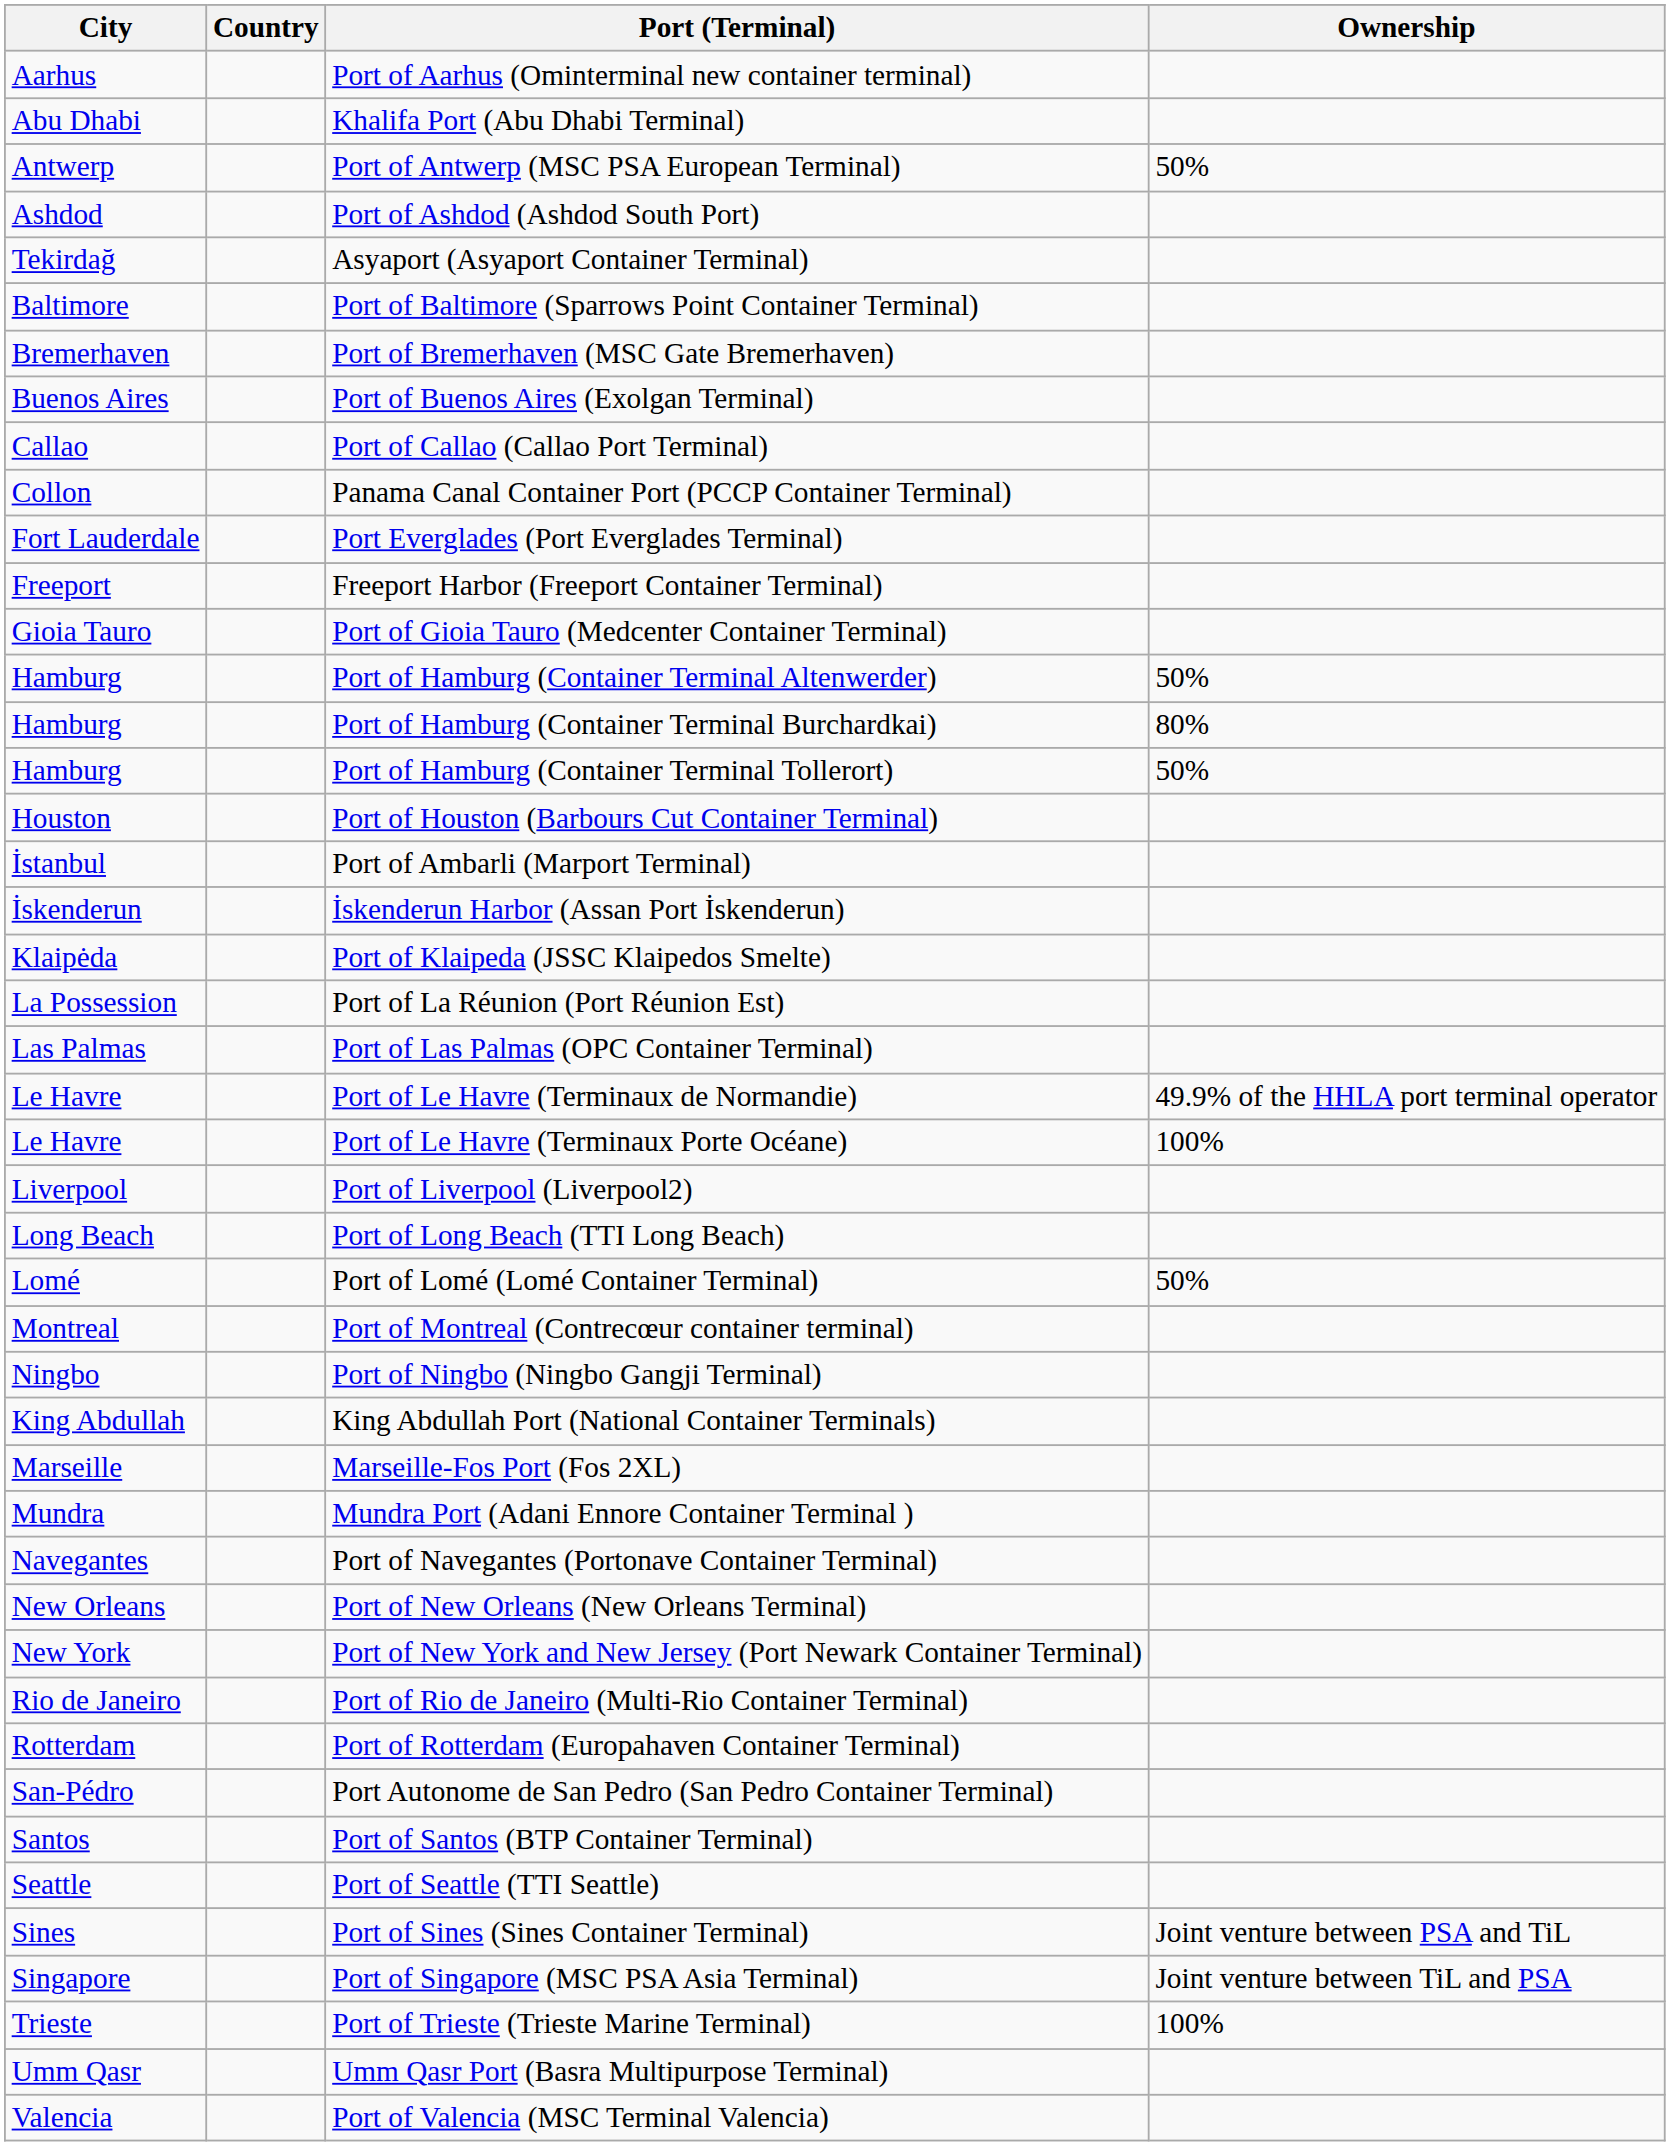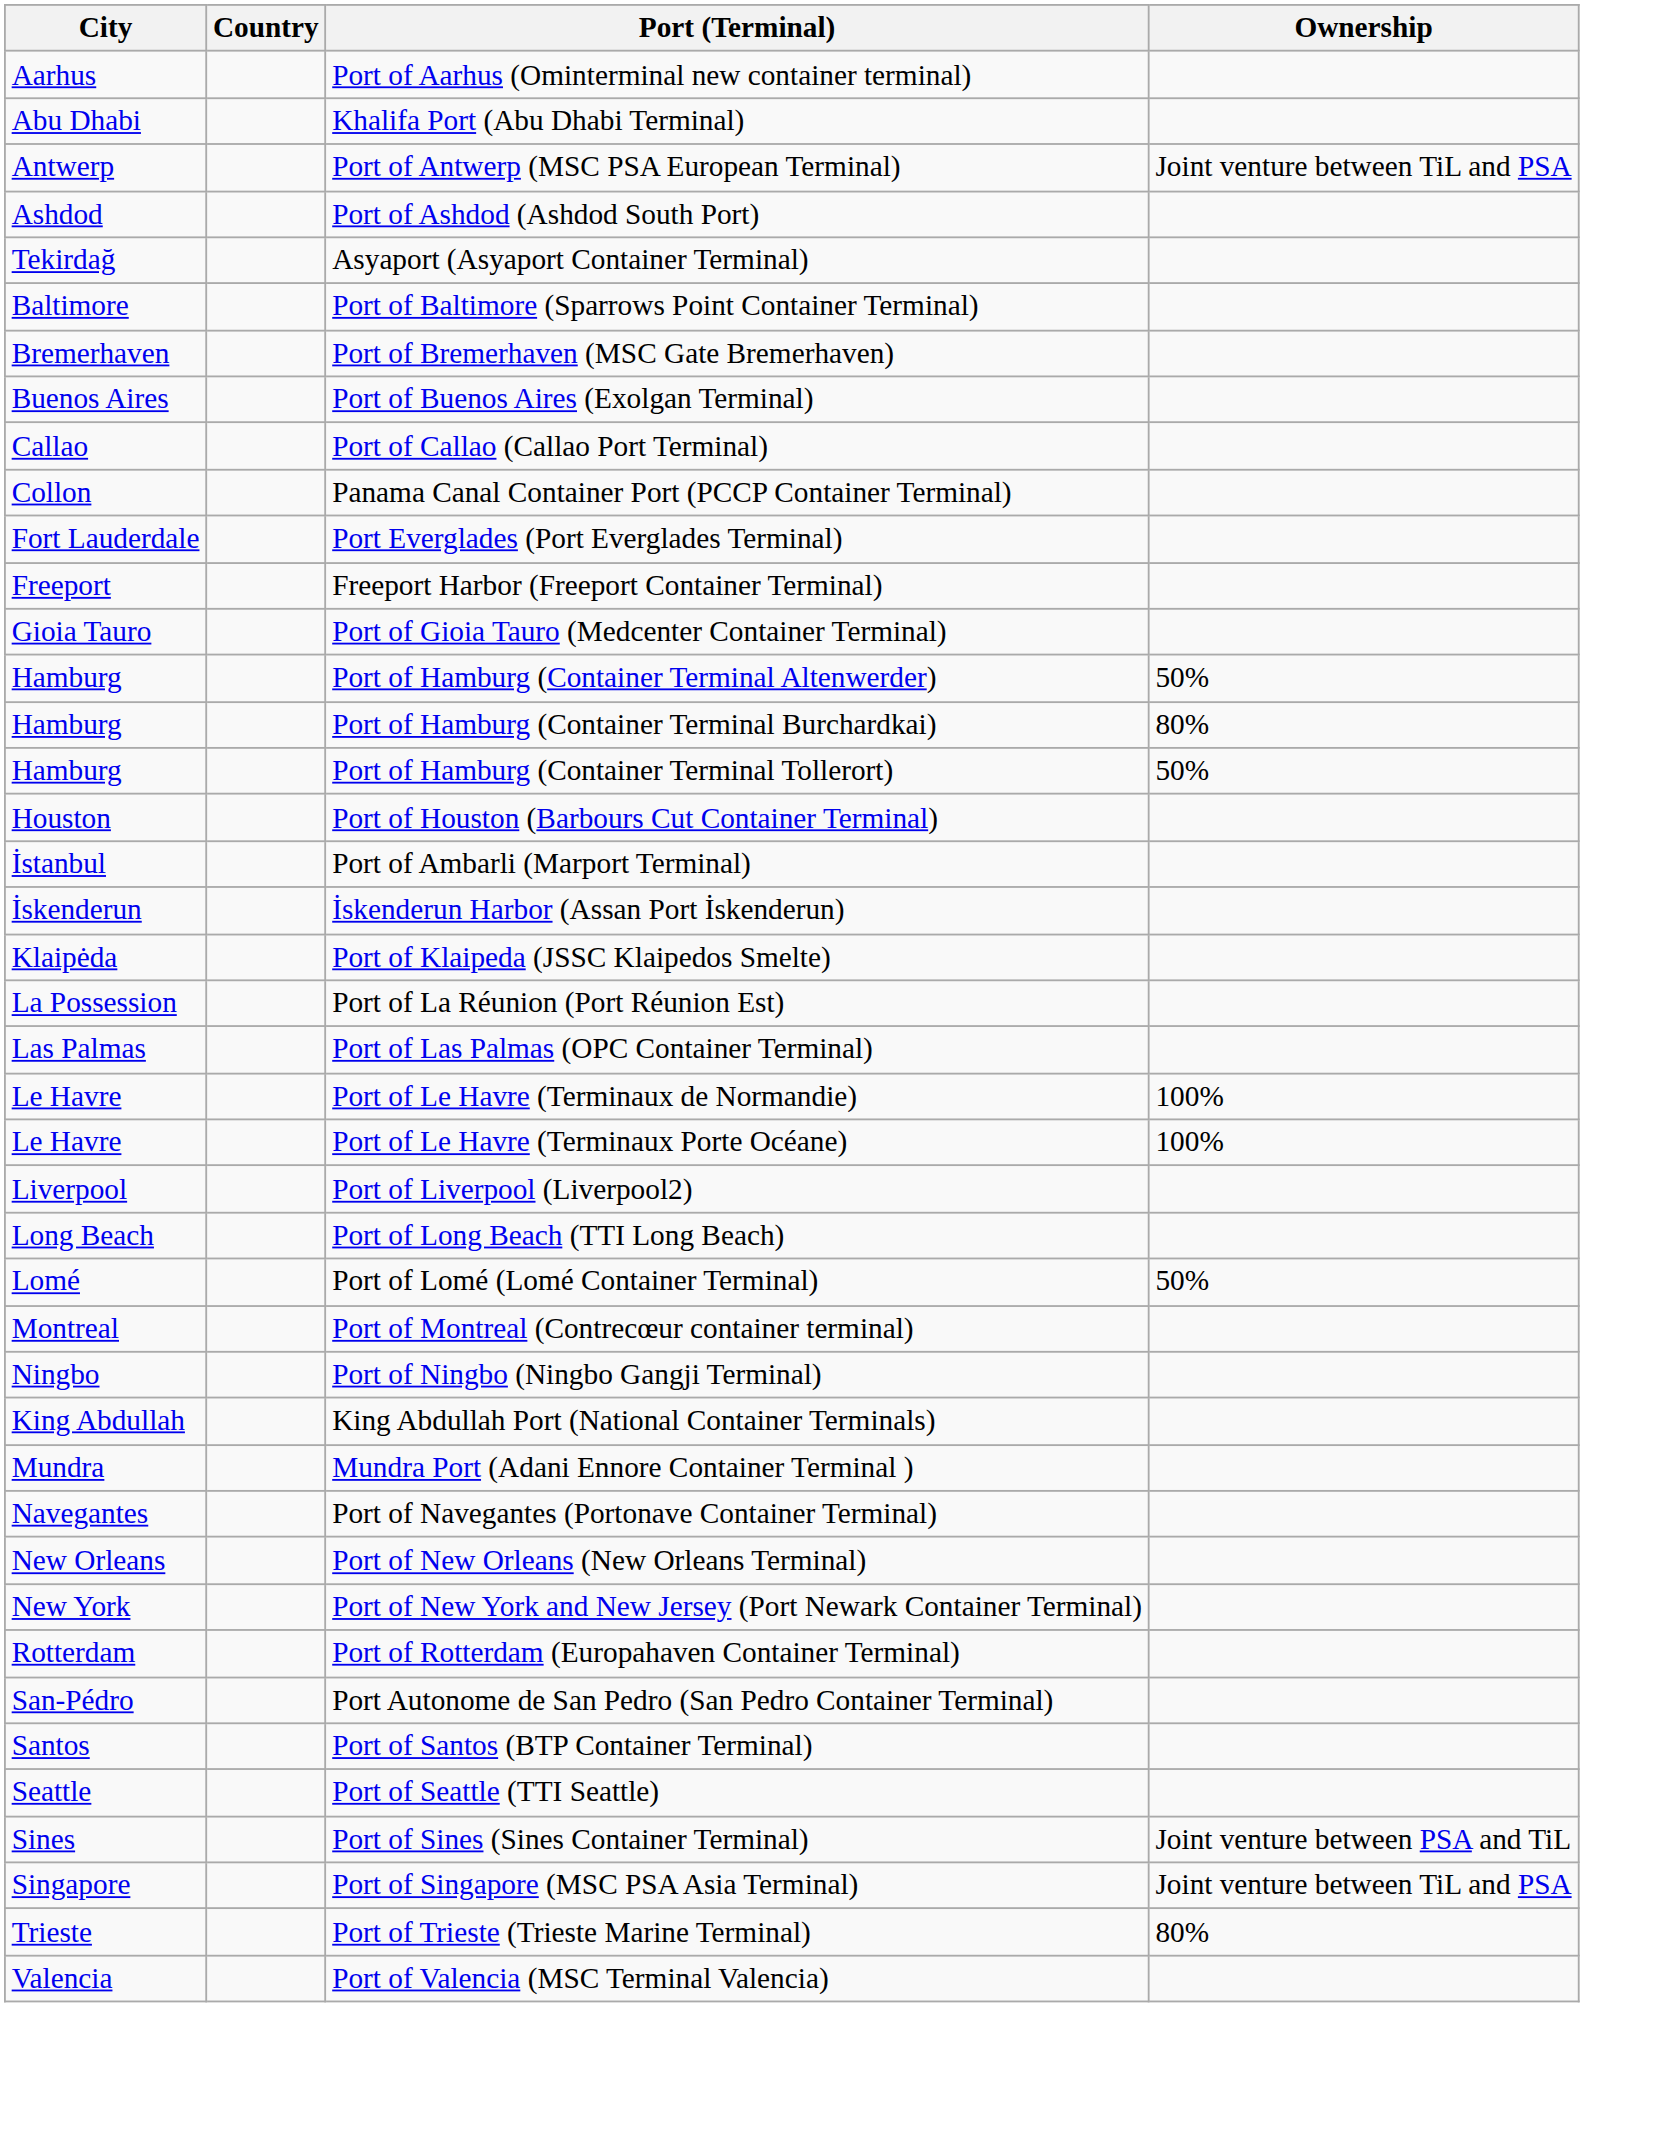(1182, 167) 50% -> (1364, 167) Joint venture between TiL and PSA
(1406, 1095) 49.9% of the HHLA port terminal operator -> (1190, 1095) 100%
- row: (507, 1467)
- row: (650, 1699)
(1190, 2024) 100% -> (1182, 1931) 80%
- row: (610, 2070)
